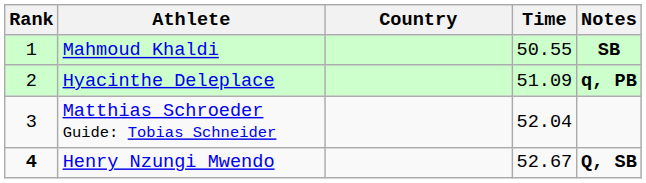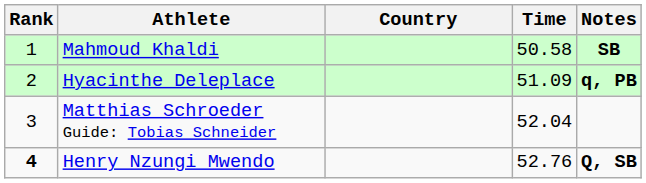(544, 50) 50.55 -> (544, 50) 50.58
(544, 163) 52.67 -> (544, 163) 52.76
